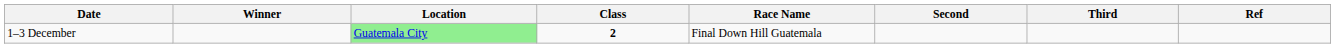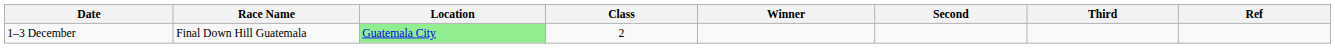columns swapped: (782, 13) <-> (262, 13)
(613, 33) bold -> (622, 33) normal
